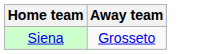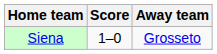+ column: (110, 15)
